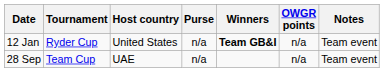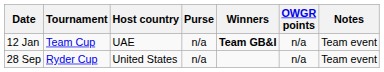(72, 42) Ryder Cup -> (71, 42) Team Cup
(145, 42) United States -> (124, 42) UAE
(71, 59) Team Cup -> (72, 59) Ryder Cup
(124, 59) UAE -> (145, 59) United States
